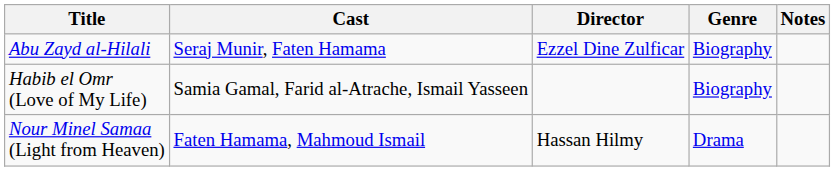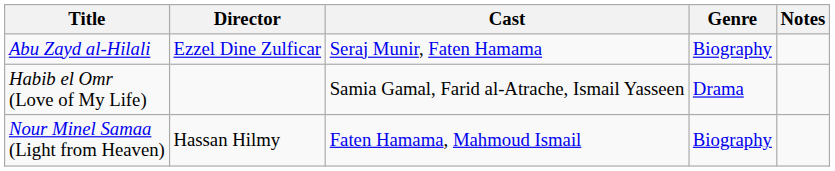columns swapped: (610, 19) <-> (351, 19)
(732, 89) Biography -> (718, 89) Drama
(718, 140) Drama -> (732, 140) Biography
